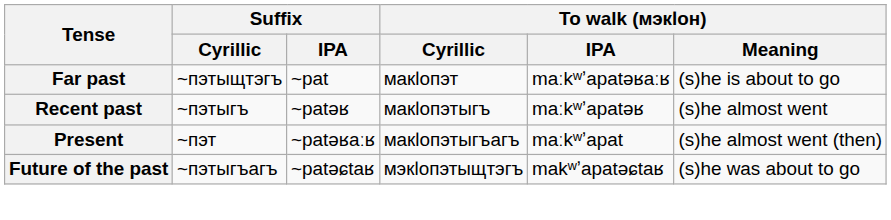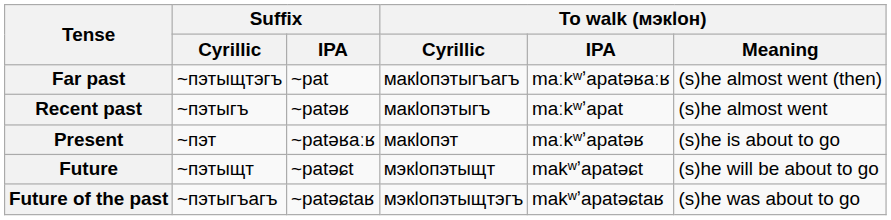(421, 79) макӏопэт -> (452, 79) макӏопэтыгъагъ
(759, 79) (s)he is about to go -> (780, 79) (s)he almost went (then)
(588, 109) maːkʷʼapatəʁ -> (578, 109) maːkʷʼapat
(452, 139) макӏопэтыгъагъ -> (421, 139) макӏопэт
(578, 139) maːkʷʼapat -> (588, 139) maːkʷʼapatəʁ
(780, 139) (s)he almost went (then) -> (759, 139) (s)he is about to go
+ row: (89, 169)
